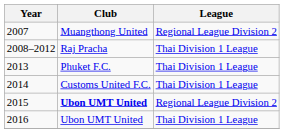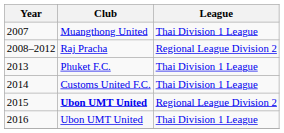(216, 31) Regional League Division 2 -> (207, 31) Thai Division 1 League
(207, 49) Thai Division 1 League -> (216, 49) Regional League Division 2
